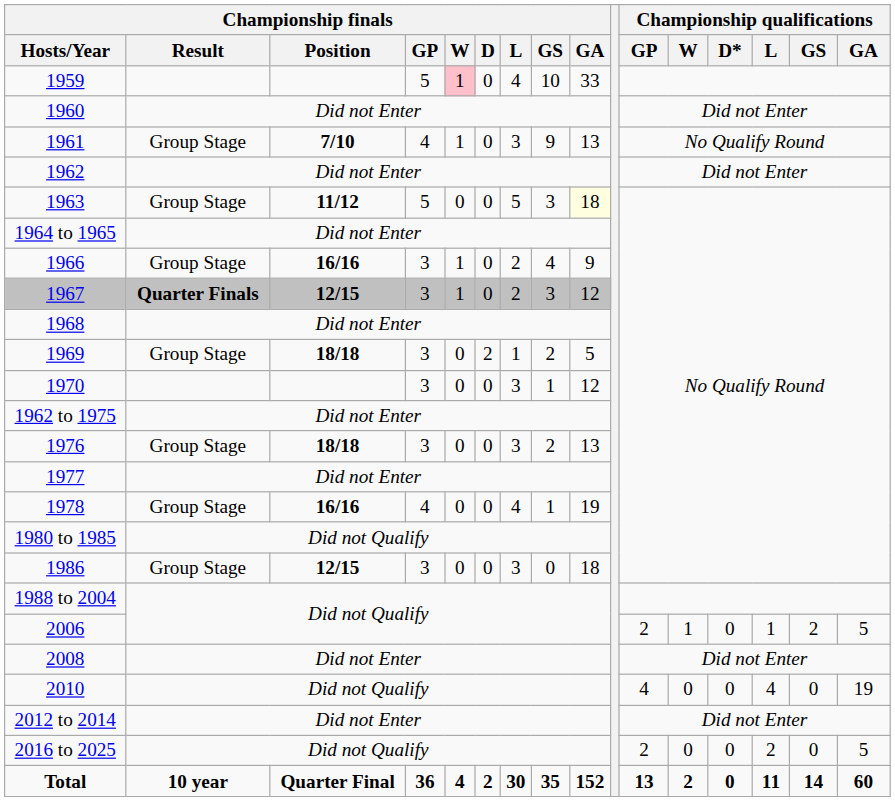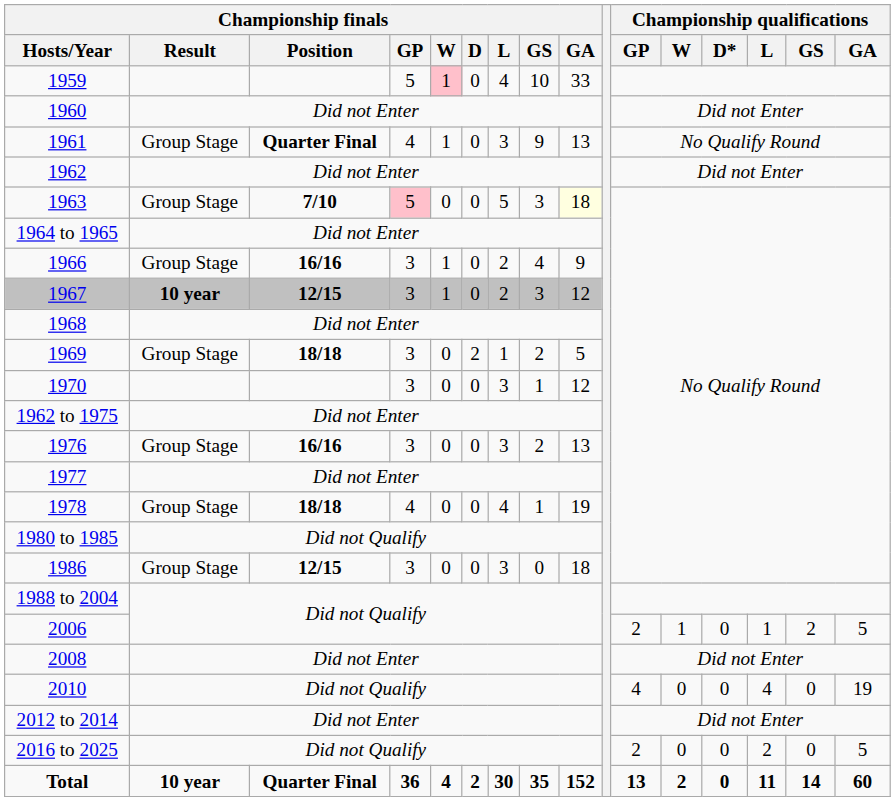(338, 141) 7/10 -> (320, 141) Quarter Final
(338, 202) 11/12 -> (320, 202) 7/10
(425, 202) no background -> (410, 202) pink background
(198, 293) Quarter Finals -> (190, 293) 10 year
(338, 446) 18/18 -> (320, 446) 16/16
(338, 506) 16/16 -> (320, 506) 18/18
